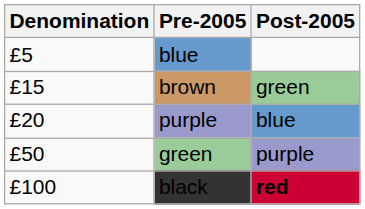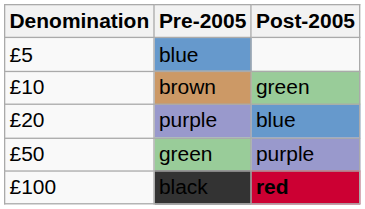(27, 87) £15 -> (27, 87) £10
